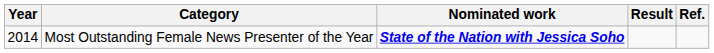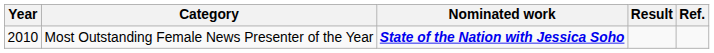(23, 37) 2014 -> (23, 37) 2010
